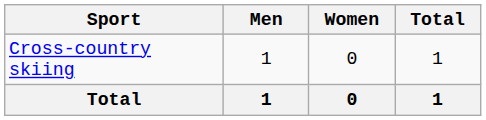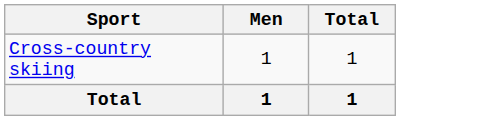- column: (352, 20)
